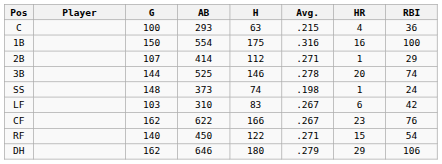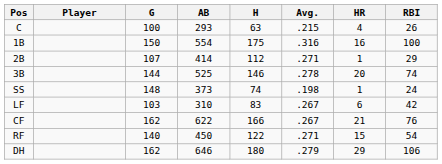(412, 28) 36 -> (412, 28) 26
(360, 120) 23 -> (360, 120) 21
